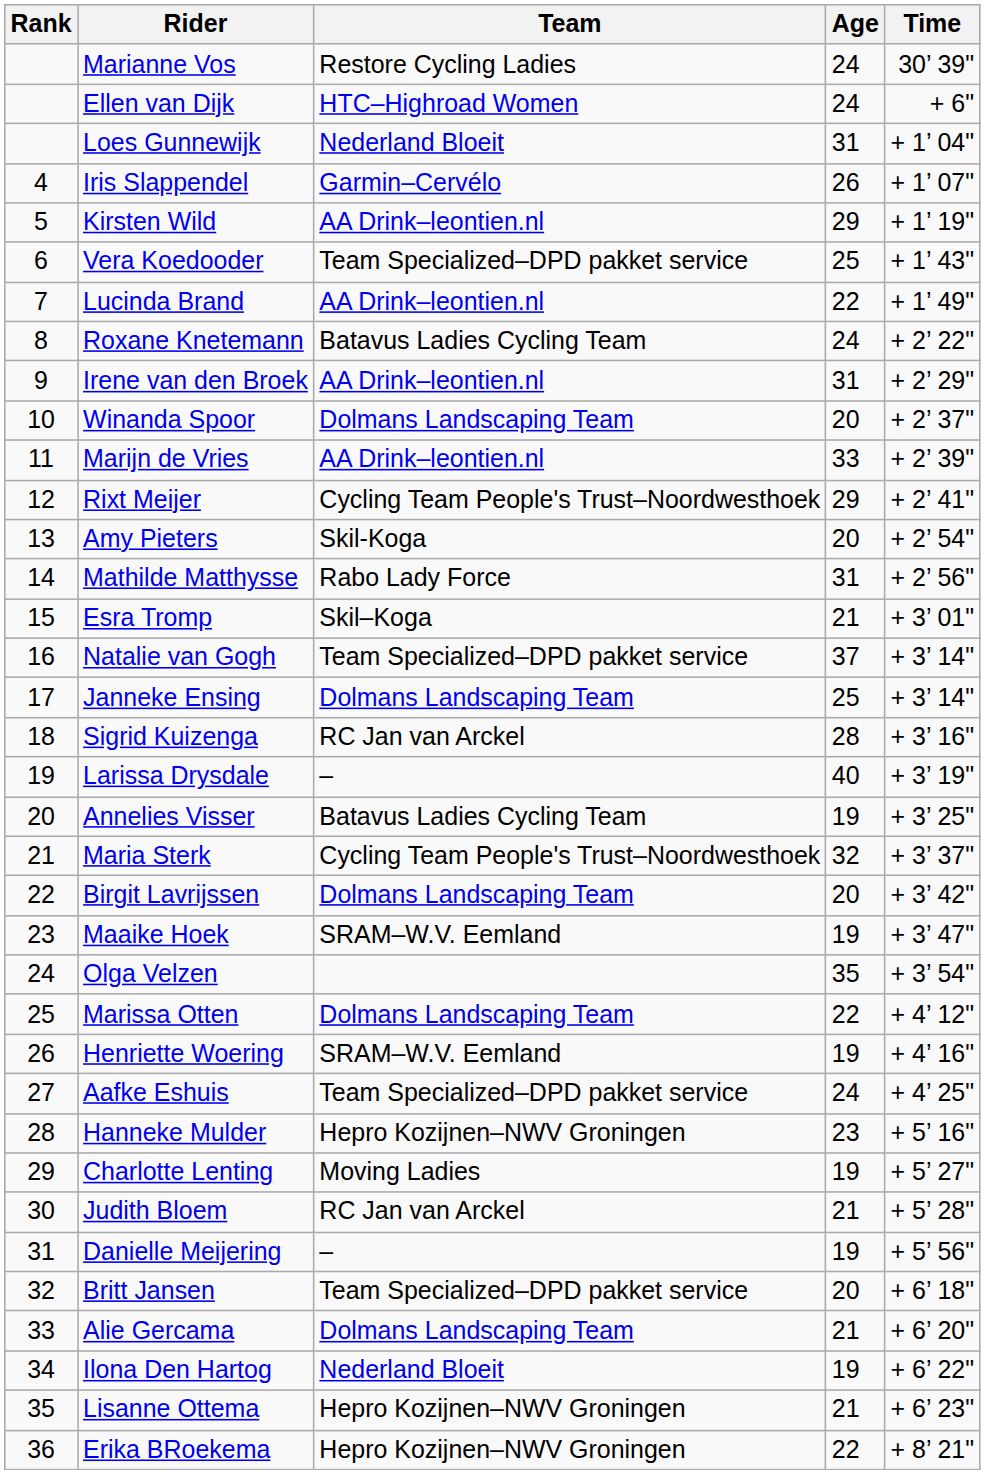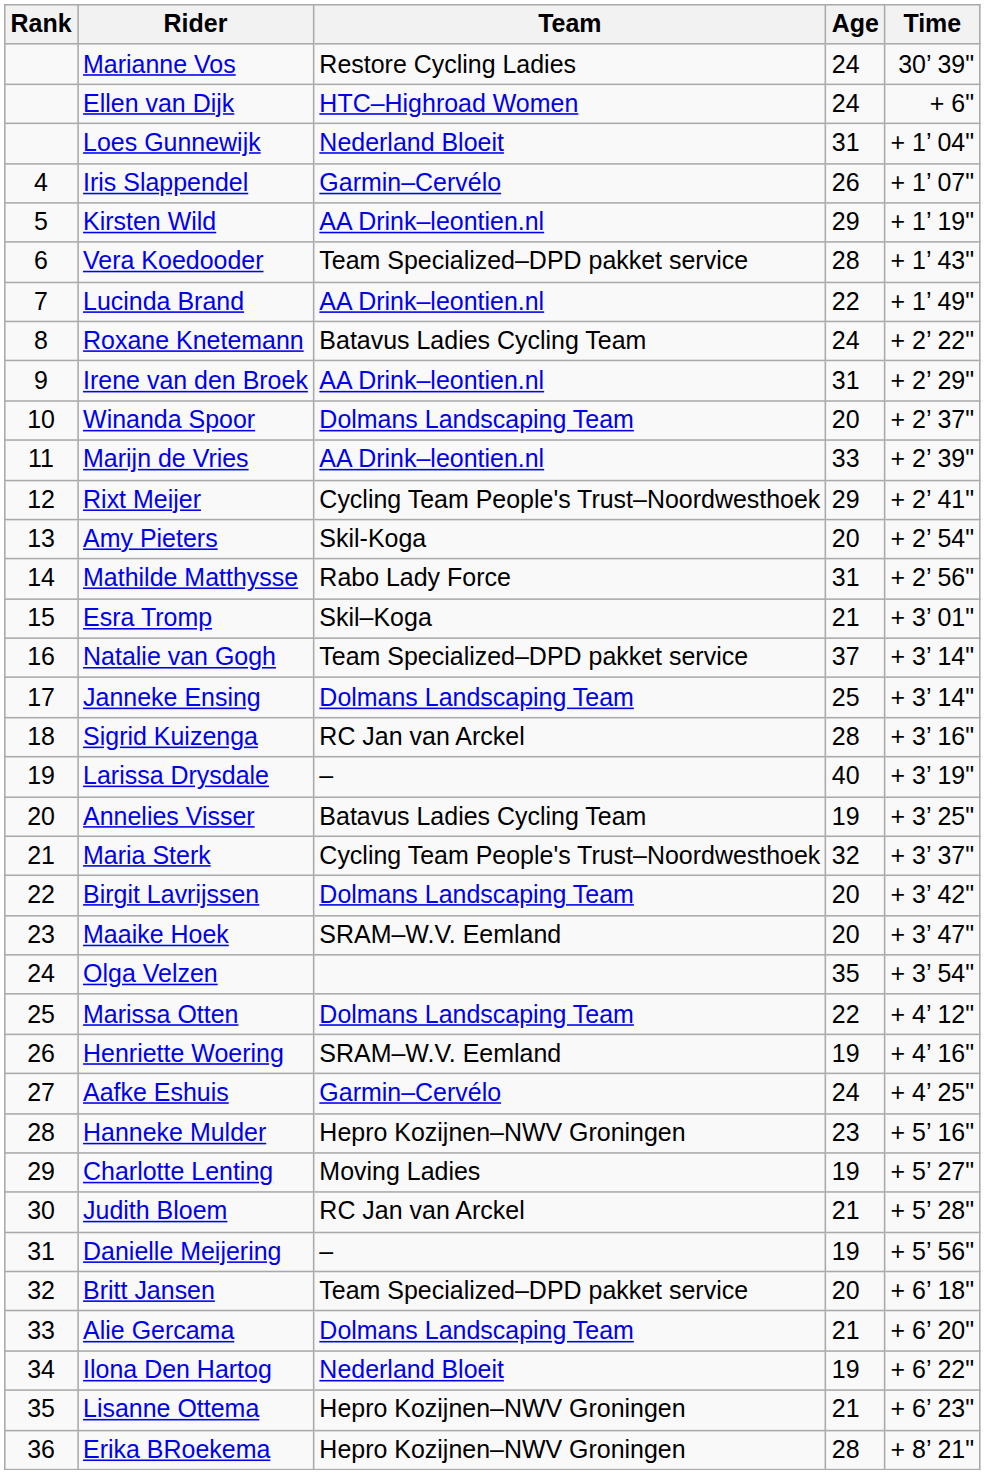(846, 261) 25 -> (846, 261) 28
(846, 934) 19 -> (846, 934) 20
(534, 1093) Team Specialized–DPD pakket service -> (410, 1093) Garmin–Cervélo
(846, 1449) 22 -> (846, 1449) 28
